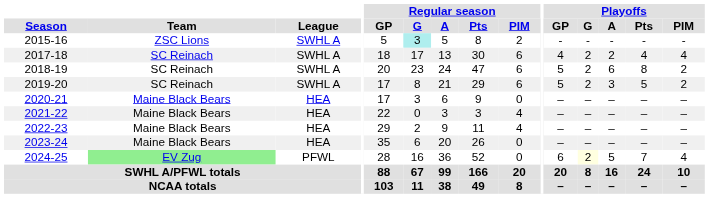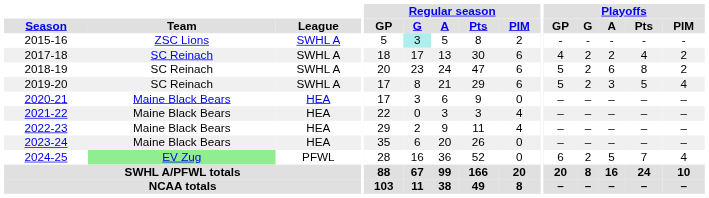(684, 55) 4 -> (684, 55) 2
(684, 84) 2 -> (684, 84) 4
(588, 157) lightyellow background -> (588, 157) no background
